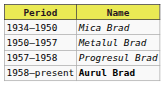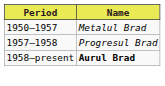- row: (104, 27)
